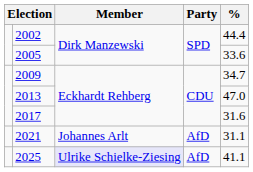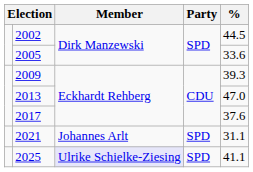(234, 34) 44.4 -> (234, 34) 44.5
(234, 75) 34.7 -> (234, 75) 39.3
(234, 116) 31.6 -> (234, 116) 37.6
(198, 136) AfD -> (198, 136) SPD
(198, 156) AfD -> (198, 156) SPD
